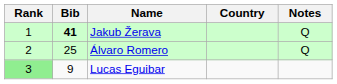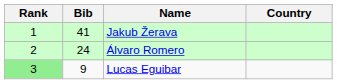- column: (305, 13)
(70, 32) bold -> (83, 32) normal
(70, 50) 25 -> (83, 50) 24
